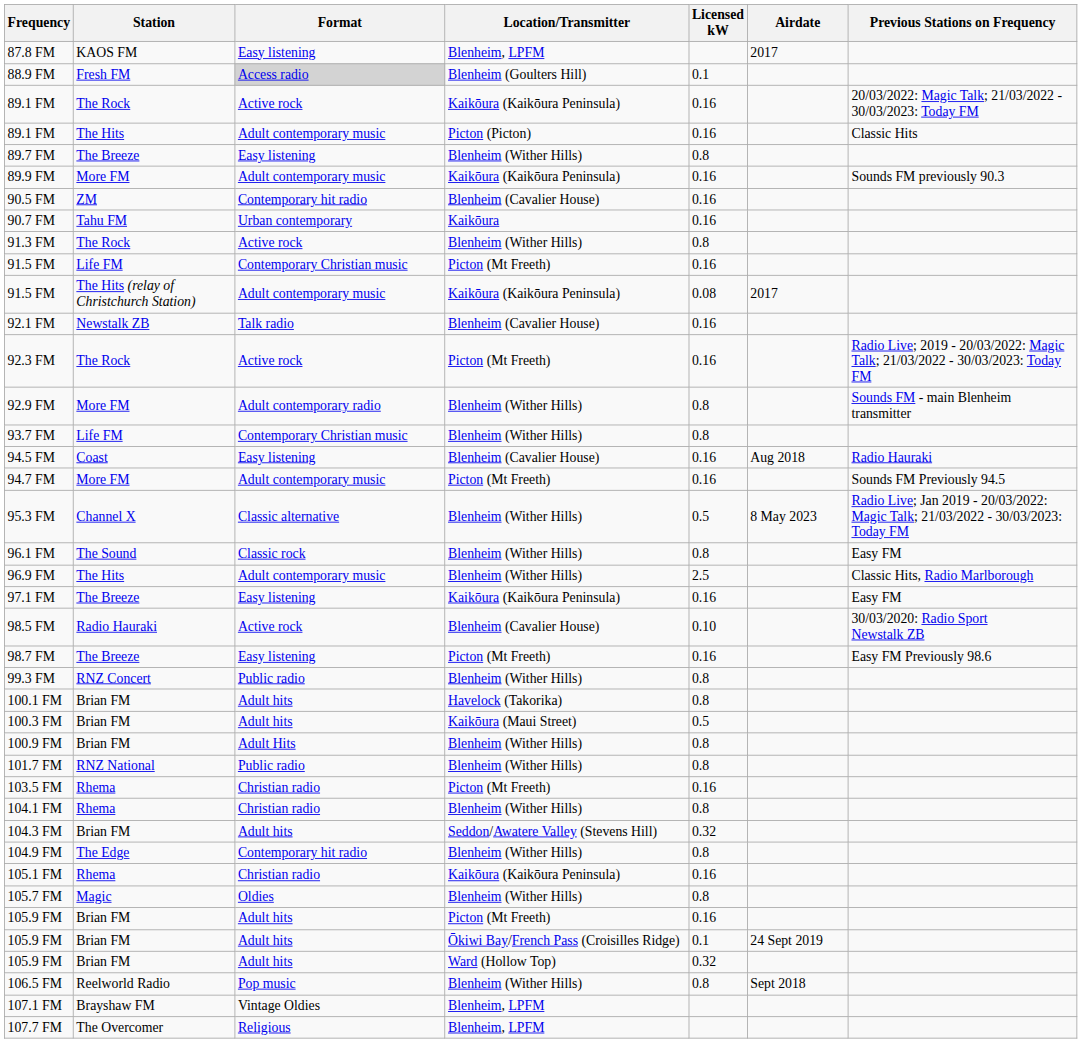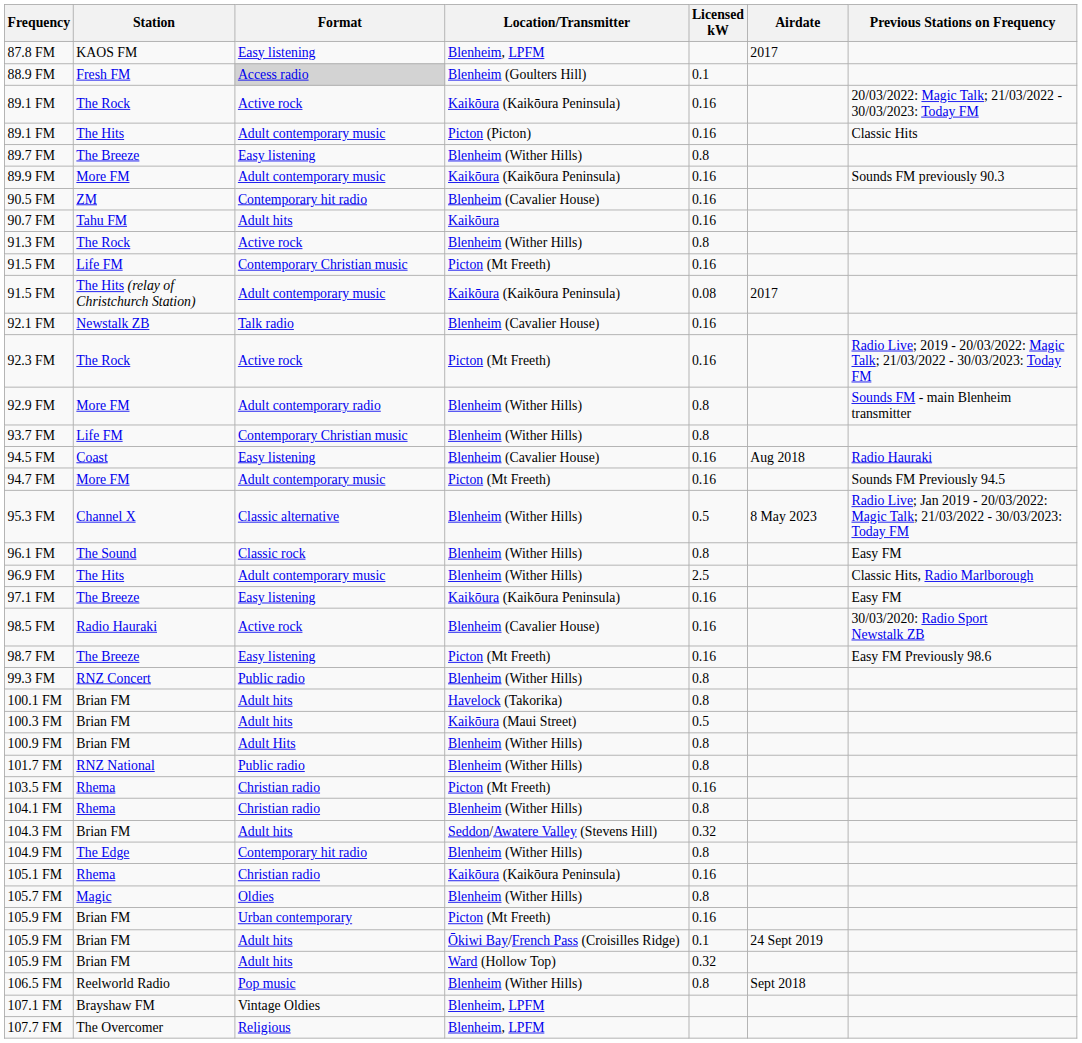(295, 220) Urban contemporary -> (265, 220) Adult hits
(704, 627) 0.10 -> (704, 627) 0.16
(265, 918) Adult hits -> (295, 918) Urban contemporary
